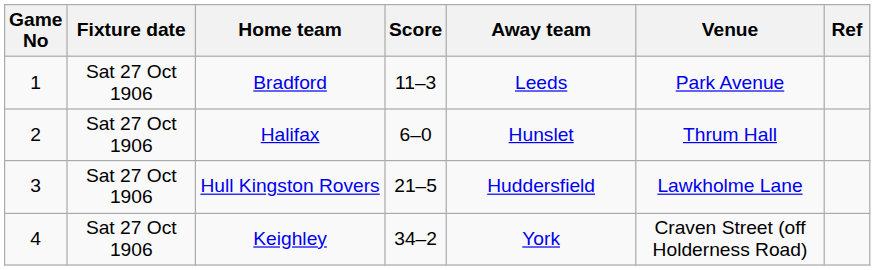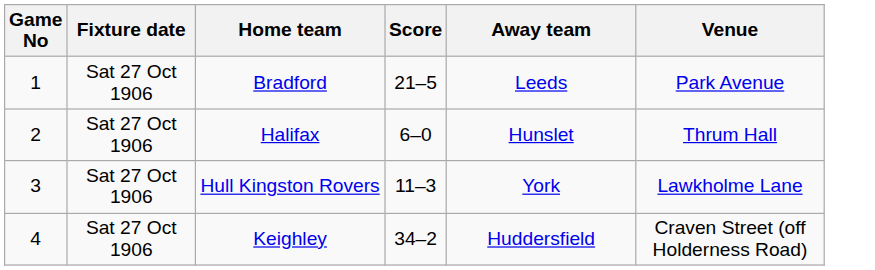- column: (847, 30)
(416, 82) 11–3 -> (416, 82) 21–5
(416, 186) 21–5 -> (416, 186) 11–3
(541, 186) Huddersfield -> (541, 186) York
(541, 238) York -> (541, 238) Huddersfield
